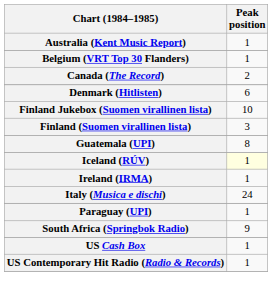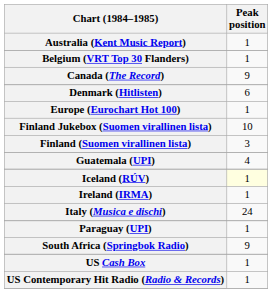(247, 76) 2 -> (247, 76) 9
+ row: (115, 110)
(247, 144) 8 -> (247, 161) 4
